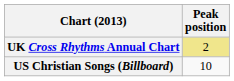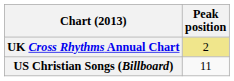(206, 66) 10 -> (206, 66) 11
